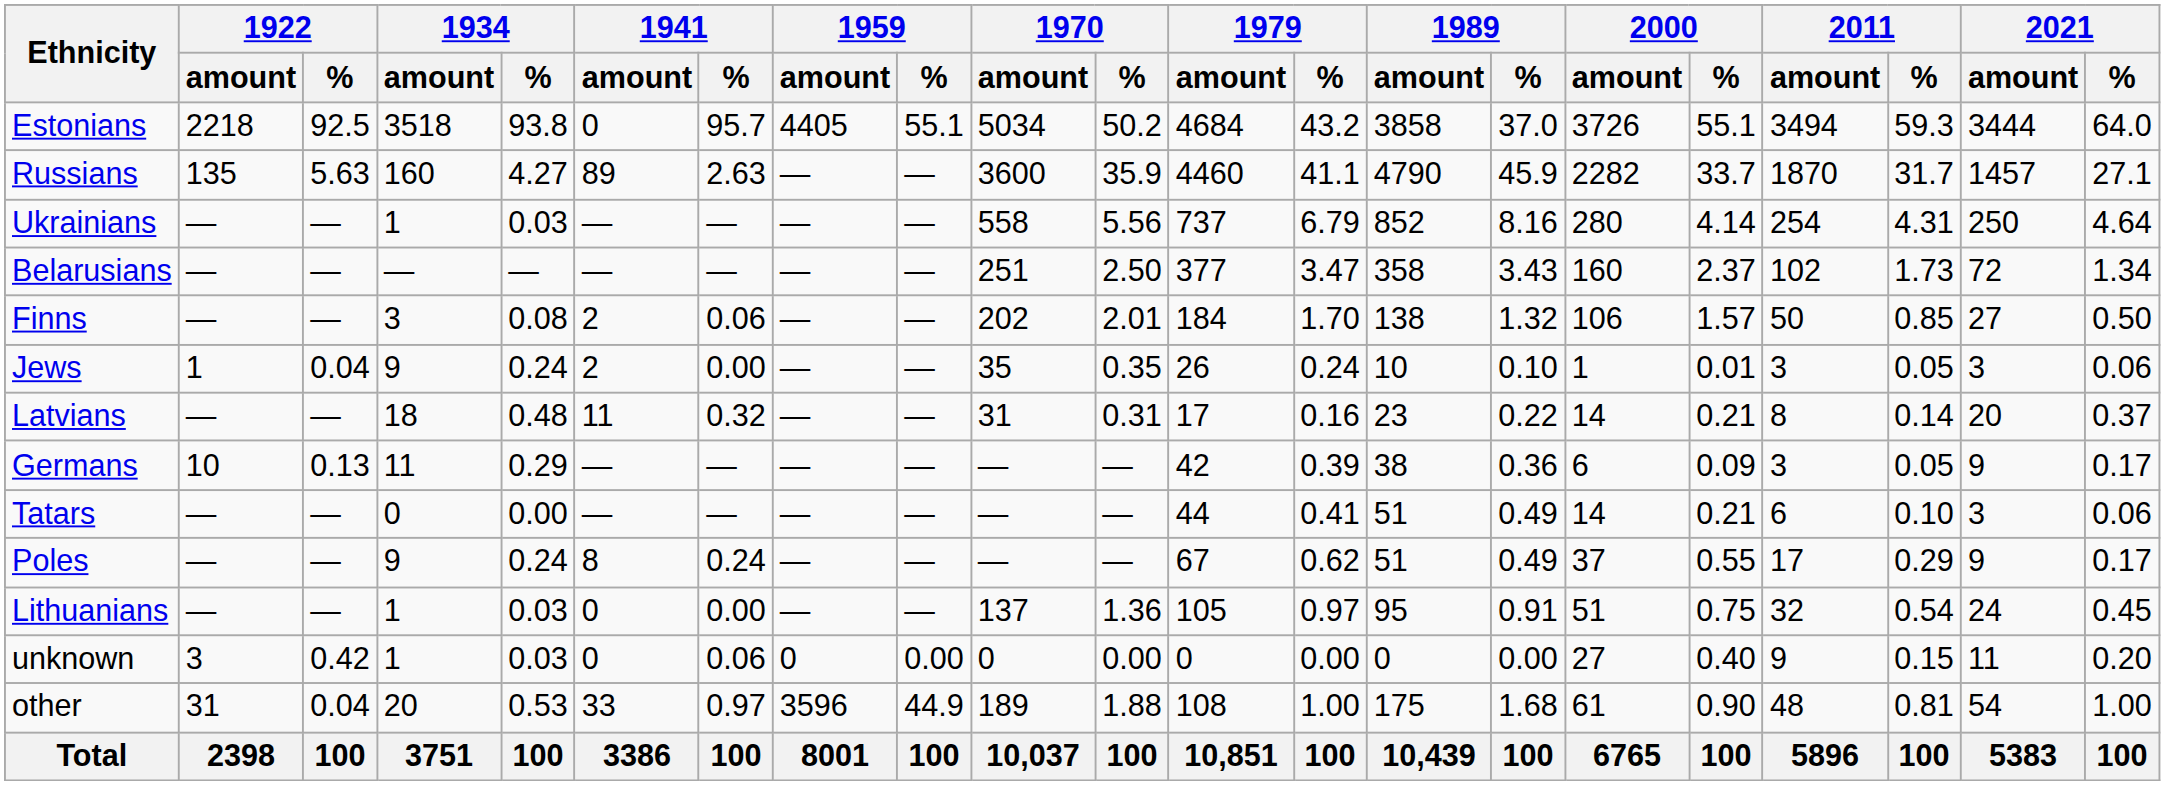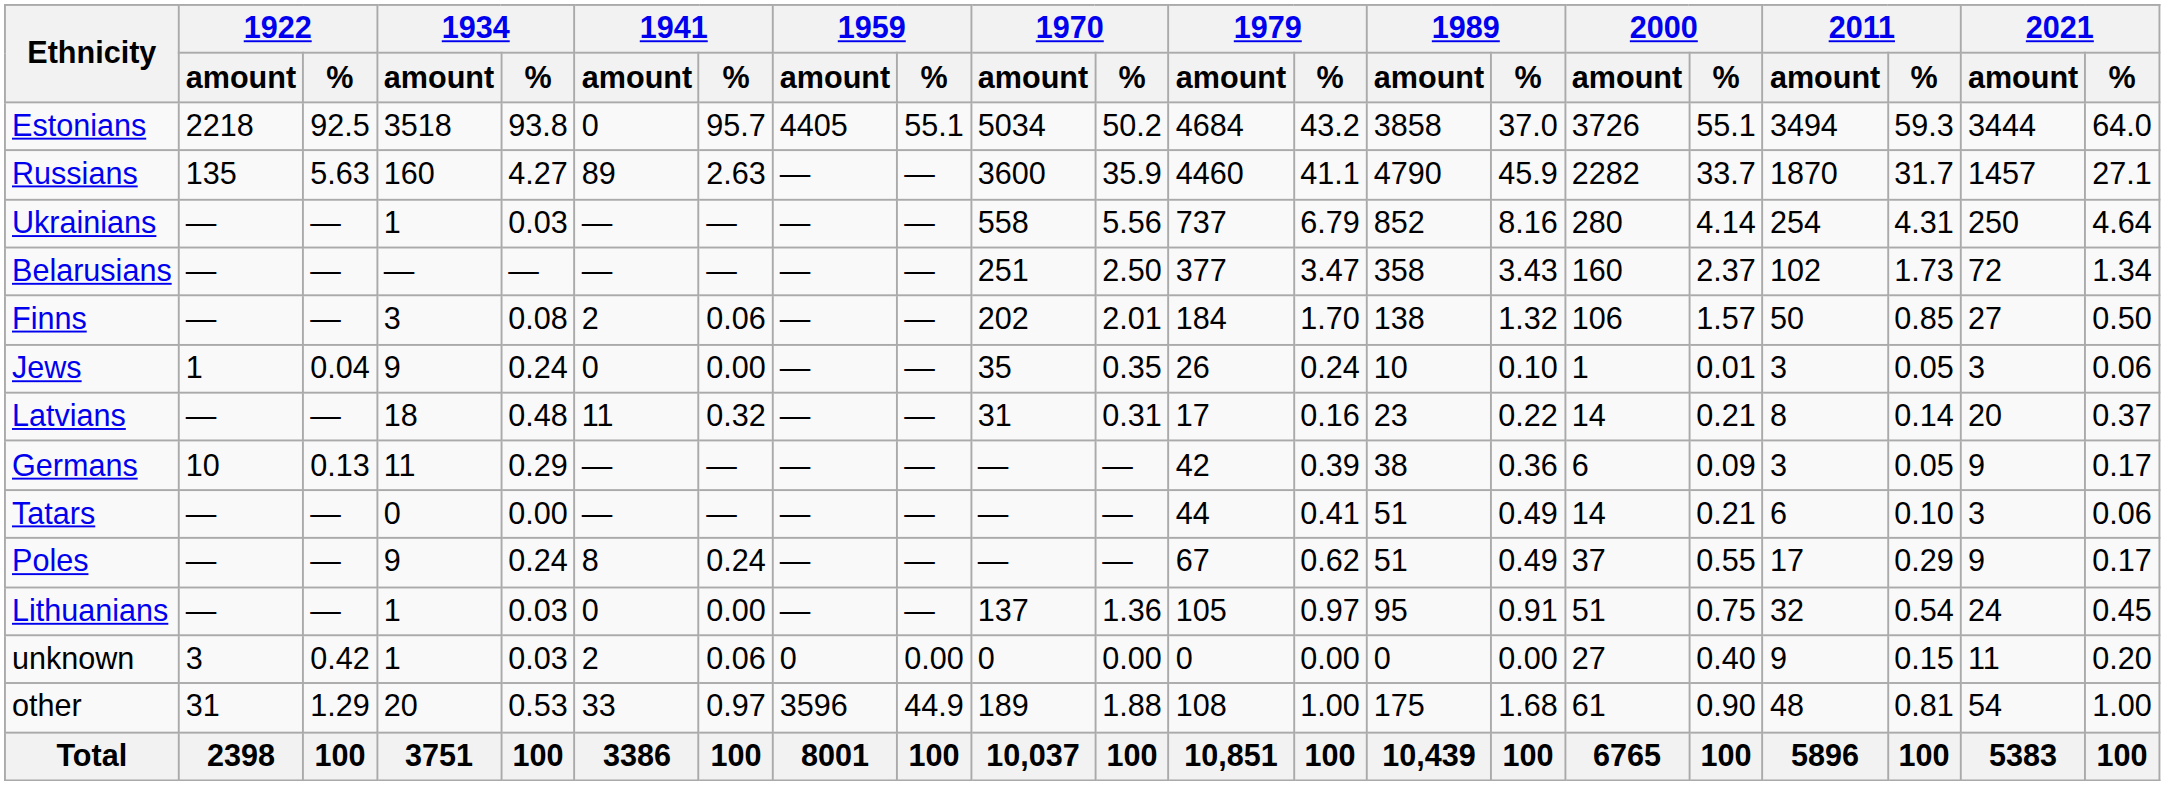(590, 367) 2 -> (590, 367) 0
(590, 658) 0 -> (590, 658) 2
(340, 707) 0.04 -> (340, 707) 1.29
